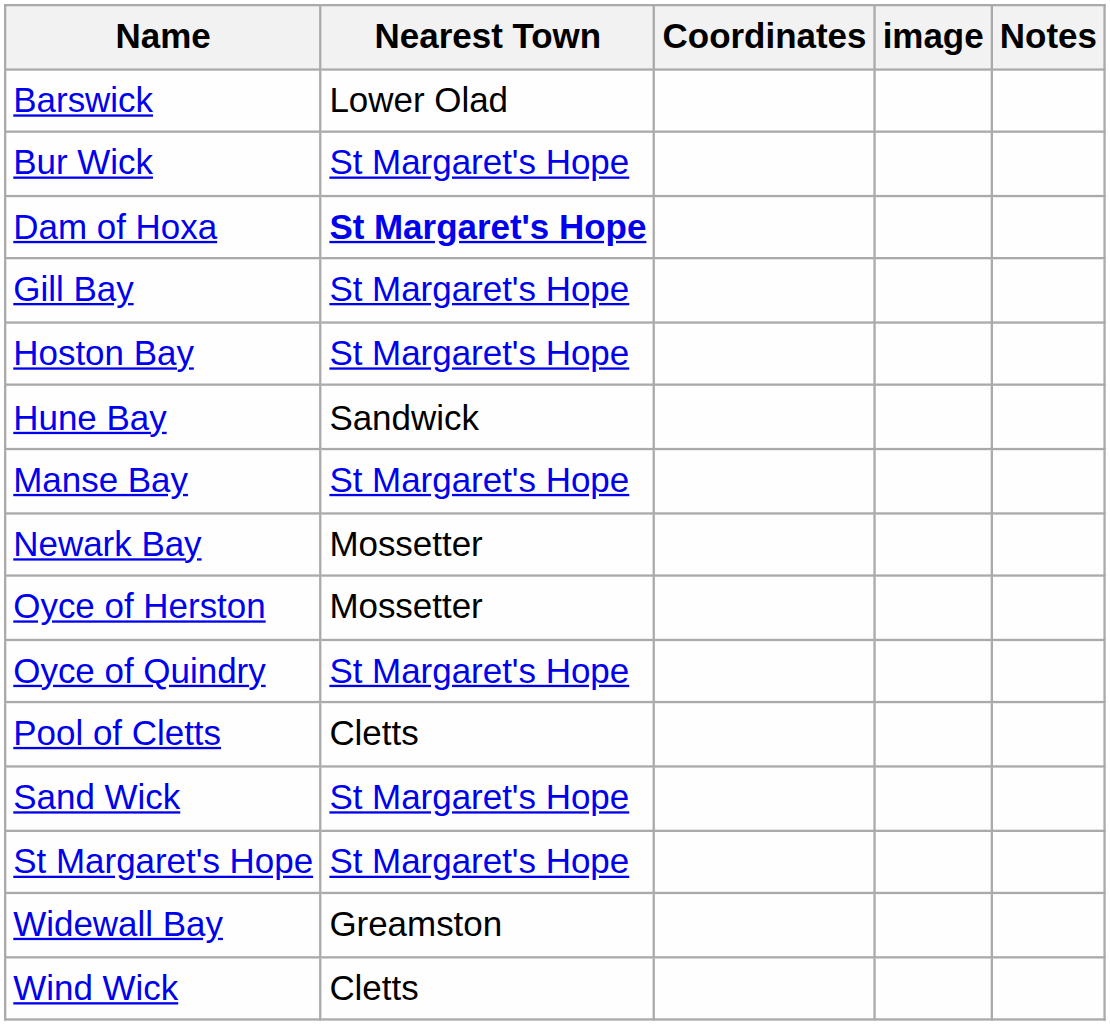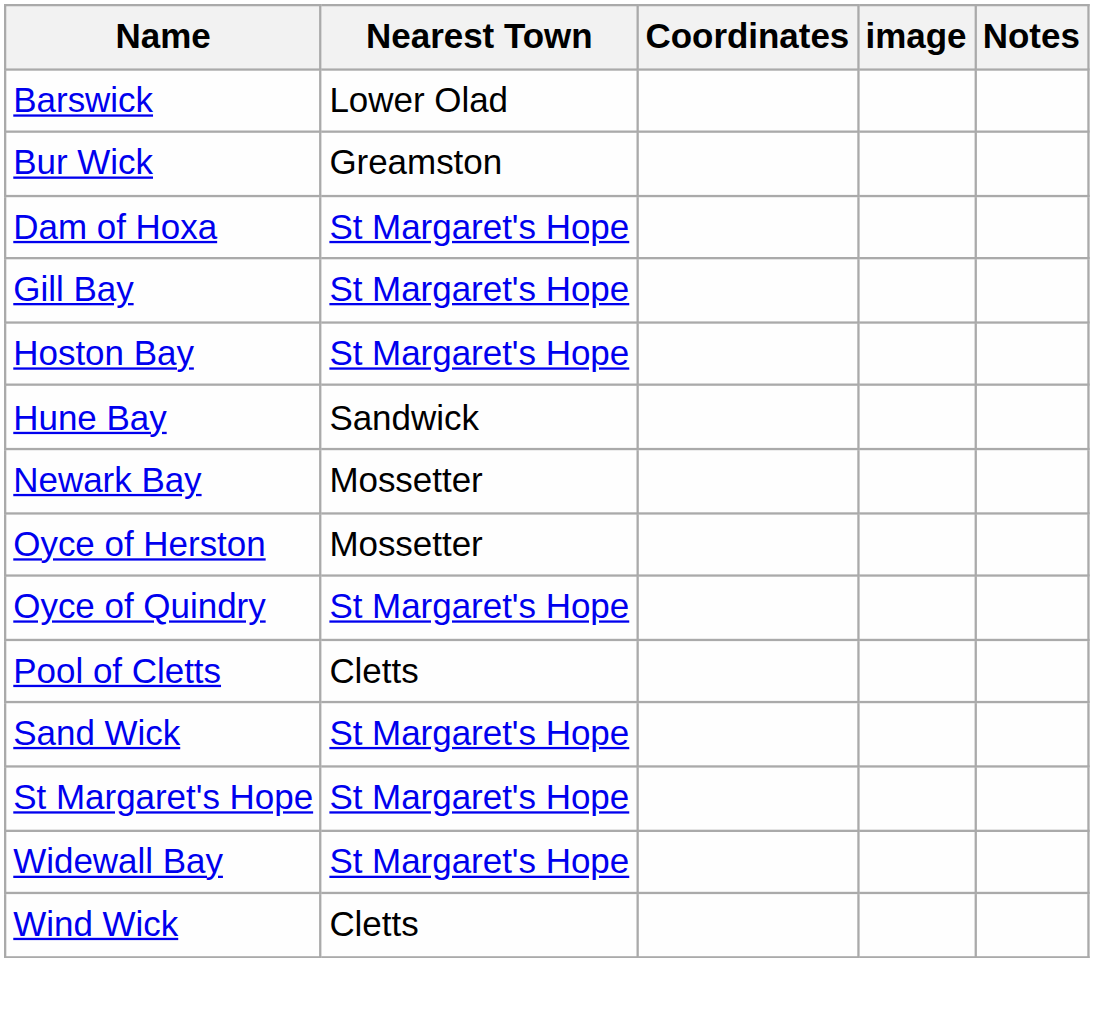(479, 162) St Margaret's Hope -> (416, 162) Greamston
(488, 226) bold -> (479, 226) normal
- row: (101, 479)
(416, 923) Greamston -> (479, 860) St Margaret's Hope
